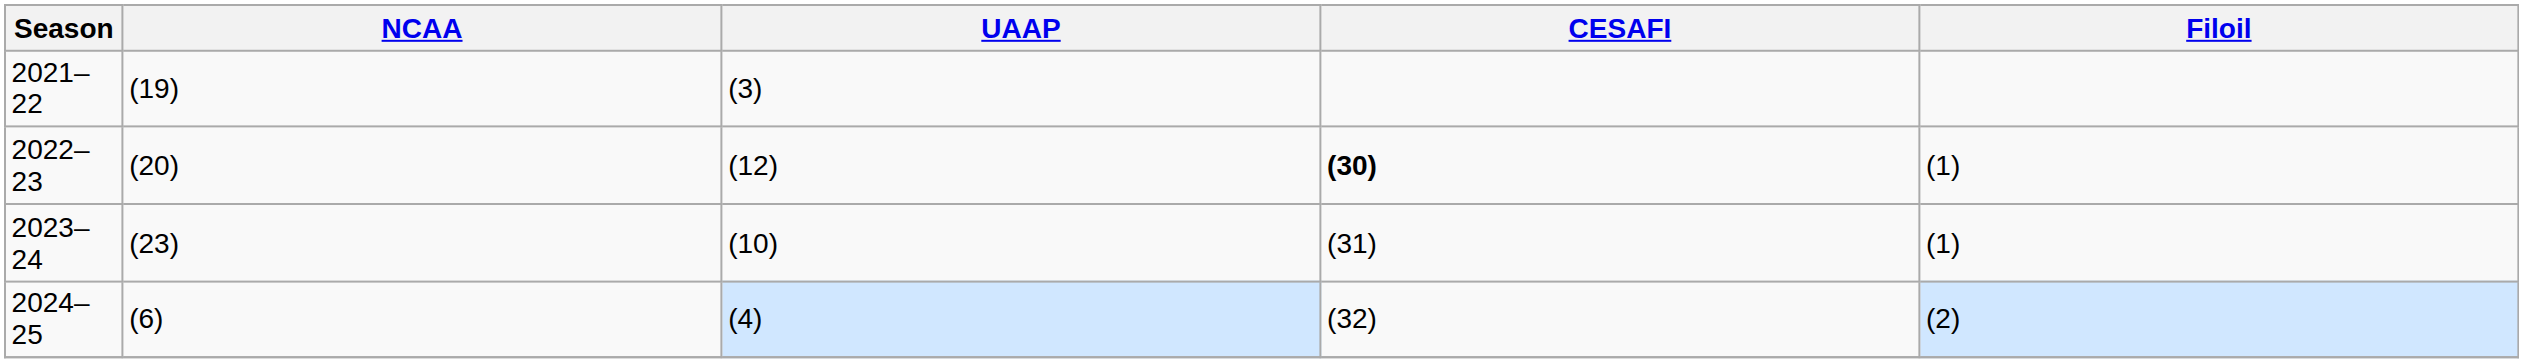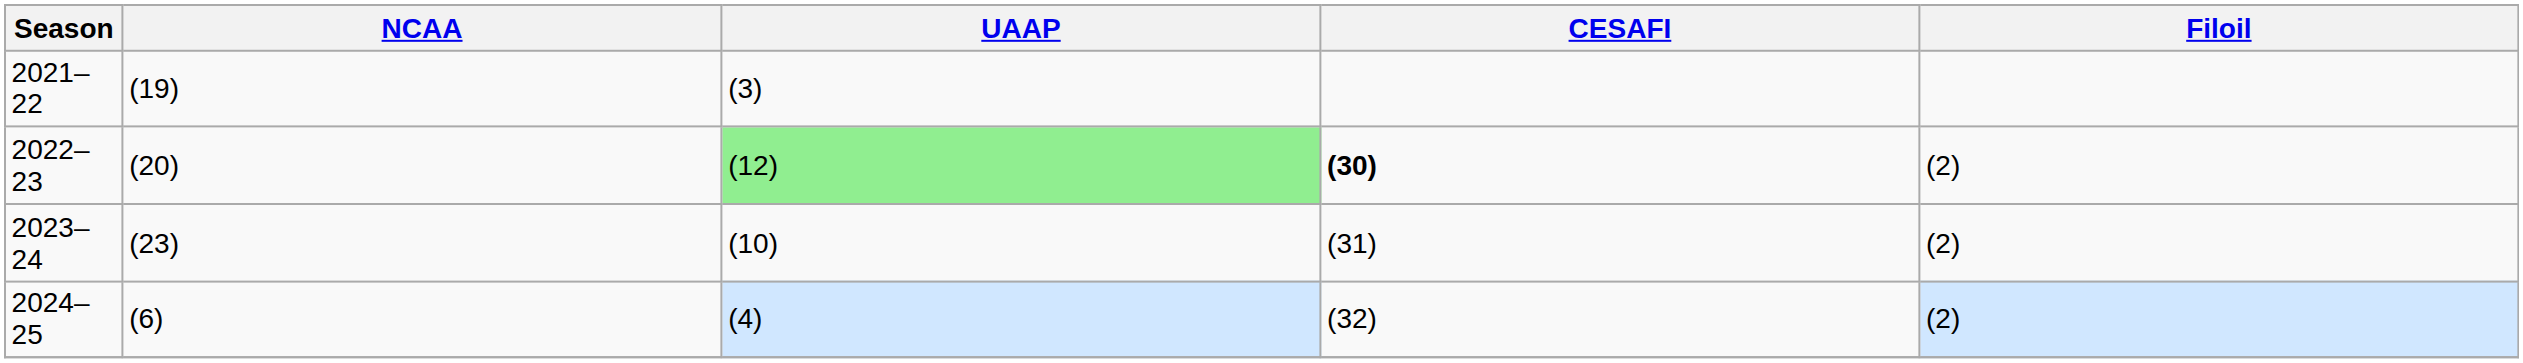(753, 165) no background -> (753, 165) lightgreen background
(1943, 165) (1) -> (1943, 165) (2)
(1943, 242) (1) -> (1943, 242) (2)
